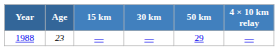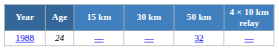(60, 38) 23 -> (60, 38) 24
(199, 38) 29 -> (199, 38) 32
